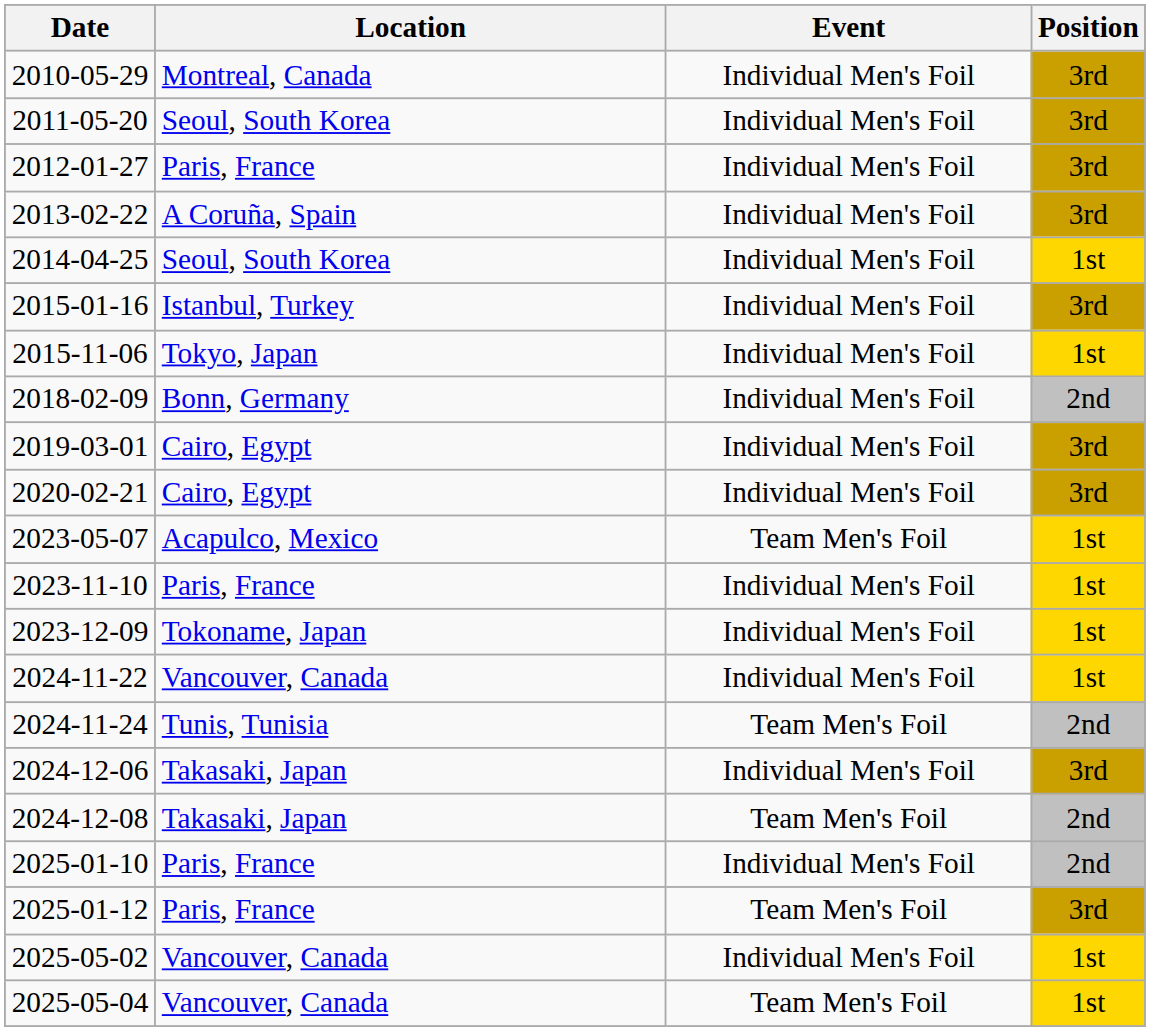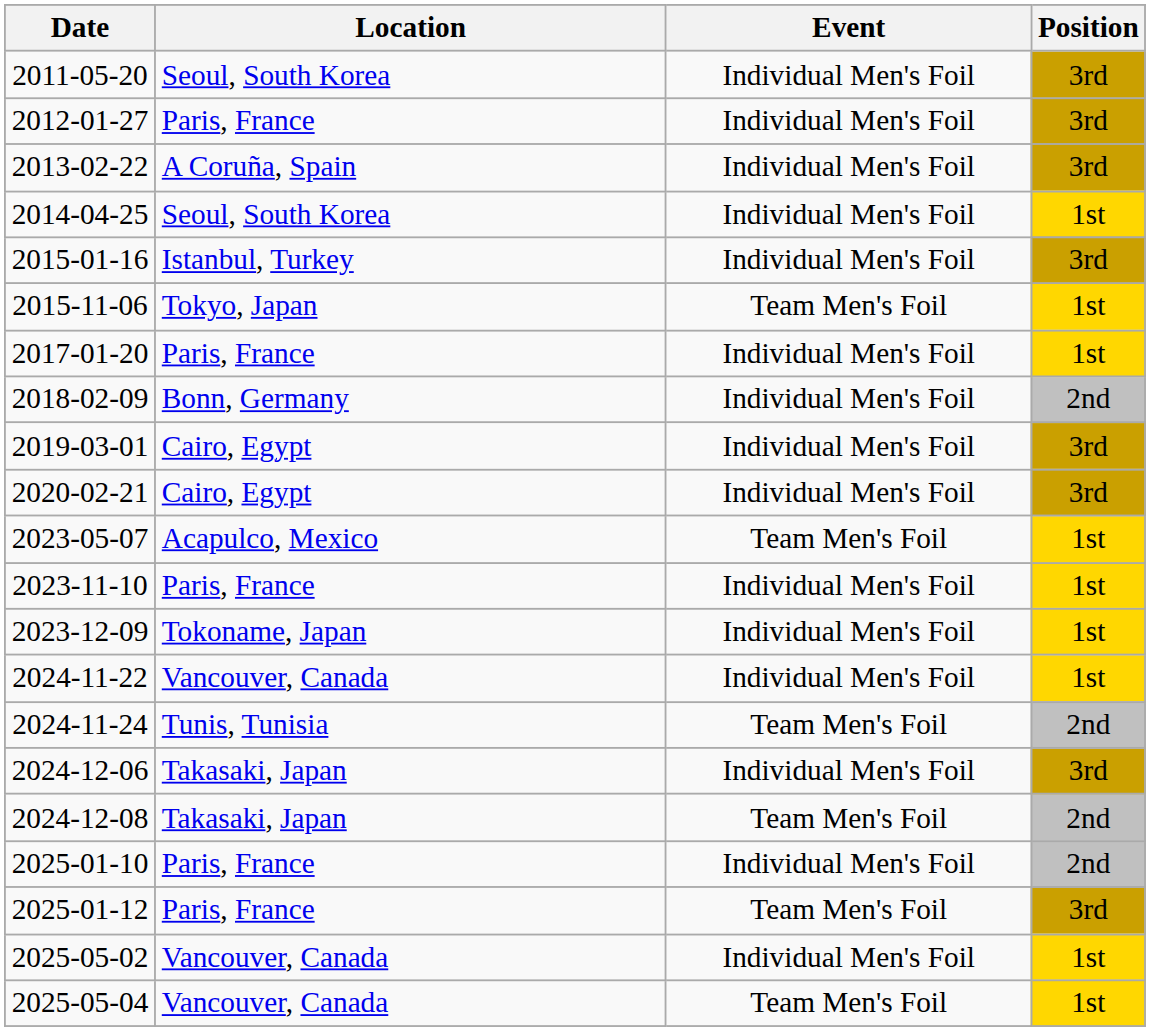- row: (80, 74)
(849, 352) Individual Men's Foil -> (849, 306) Team Men's Foil
+ row: (80, 352)
